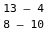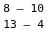rows swapped: (24, 8) <-> (24, 24)
